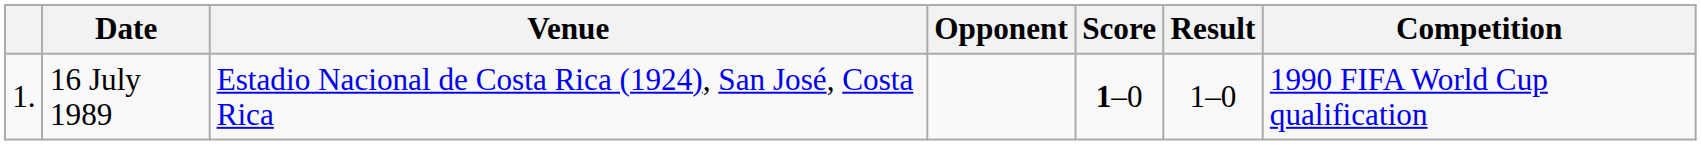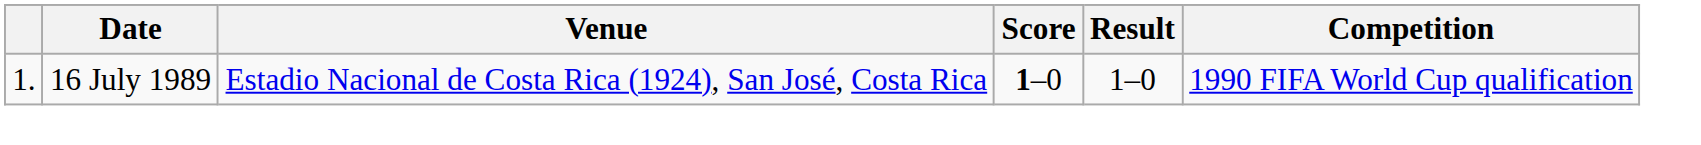- column: (1001, 29)
